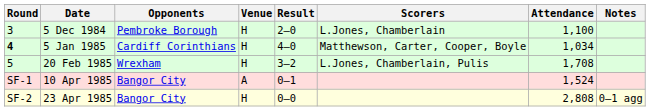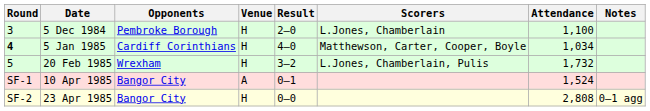(578, 64) 1,708 -> (578, 64) 1,732
